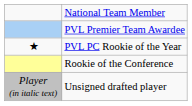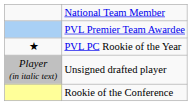rows swapped: (119, 63) <-> (115, 86)
